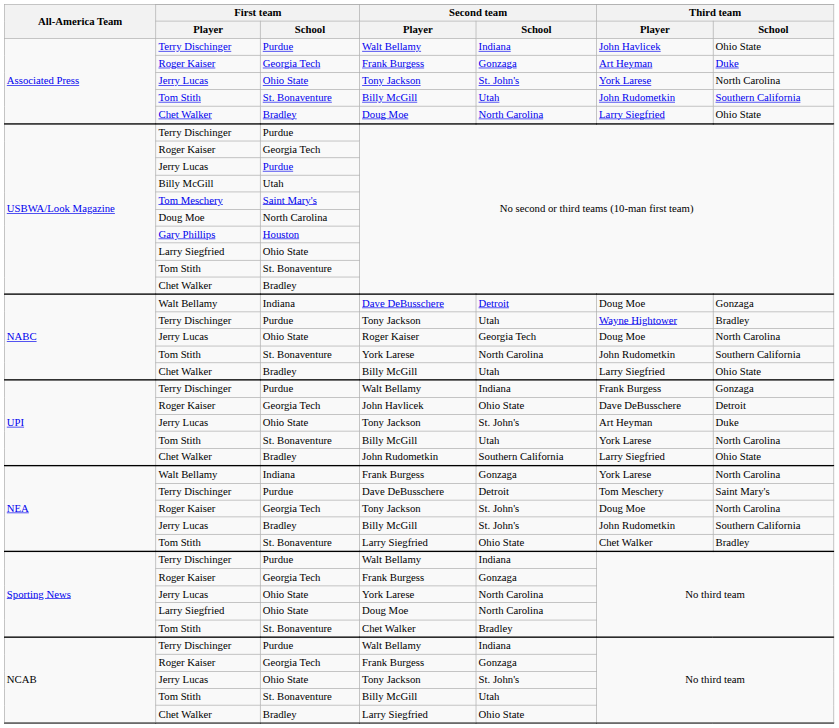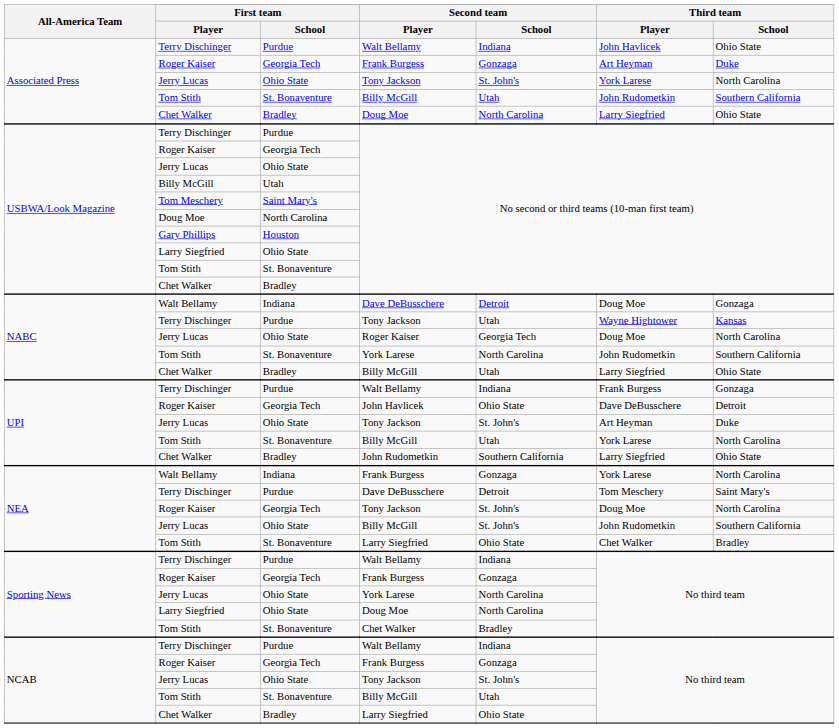(278, 166) Purdue -> (286, 166) Ohio State
(733, 320) Bradley -> (731, 320) Kansas
(280, 525) Bradley -> (286, 525) Ohio State
